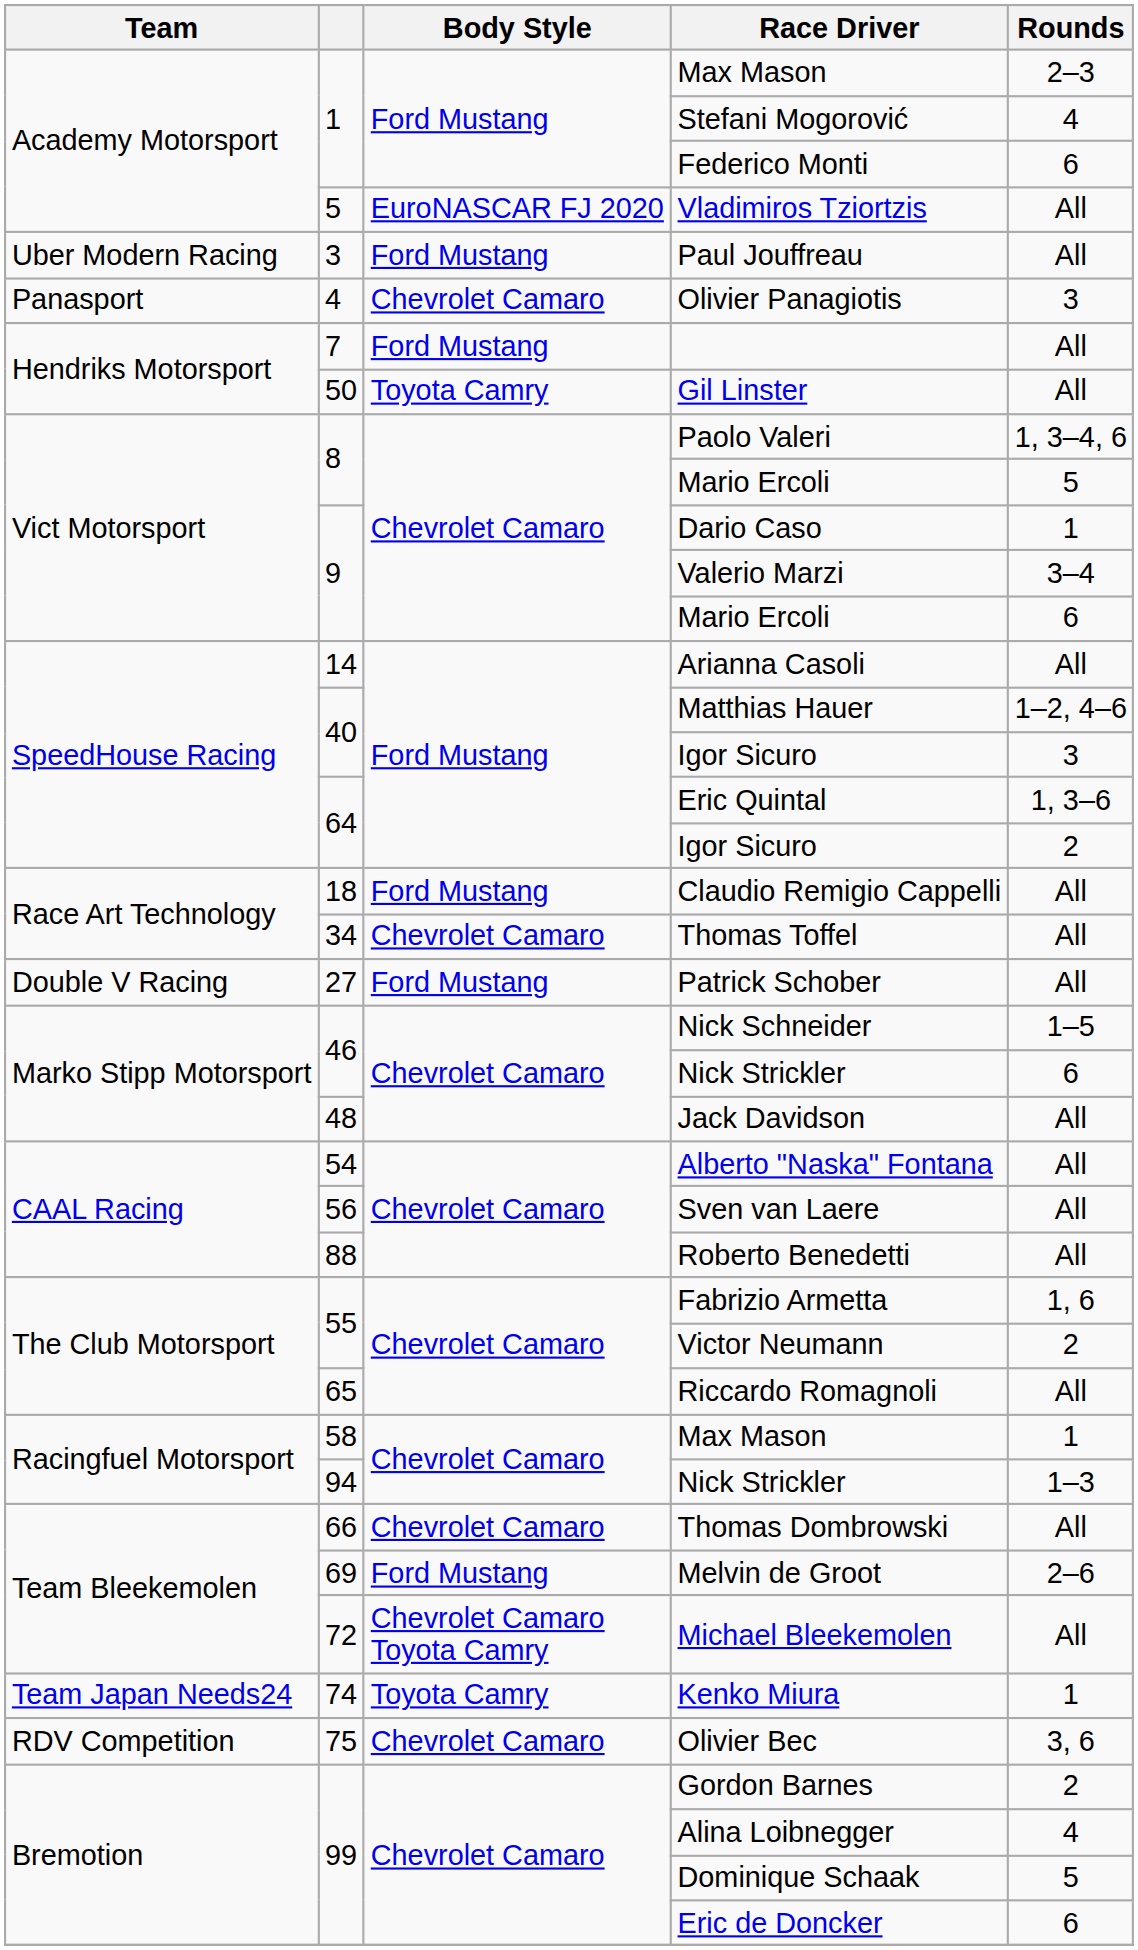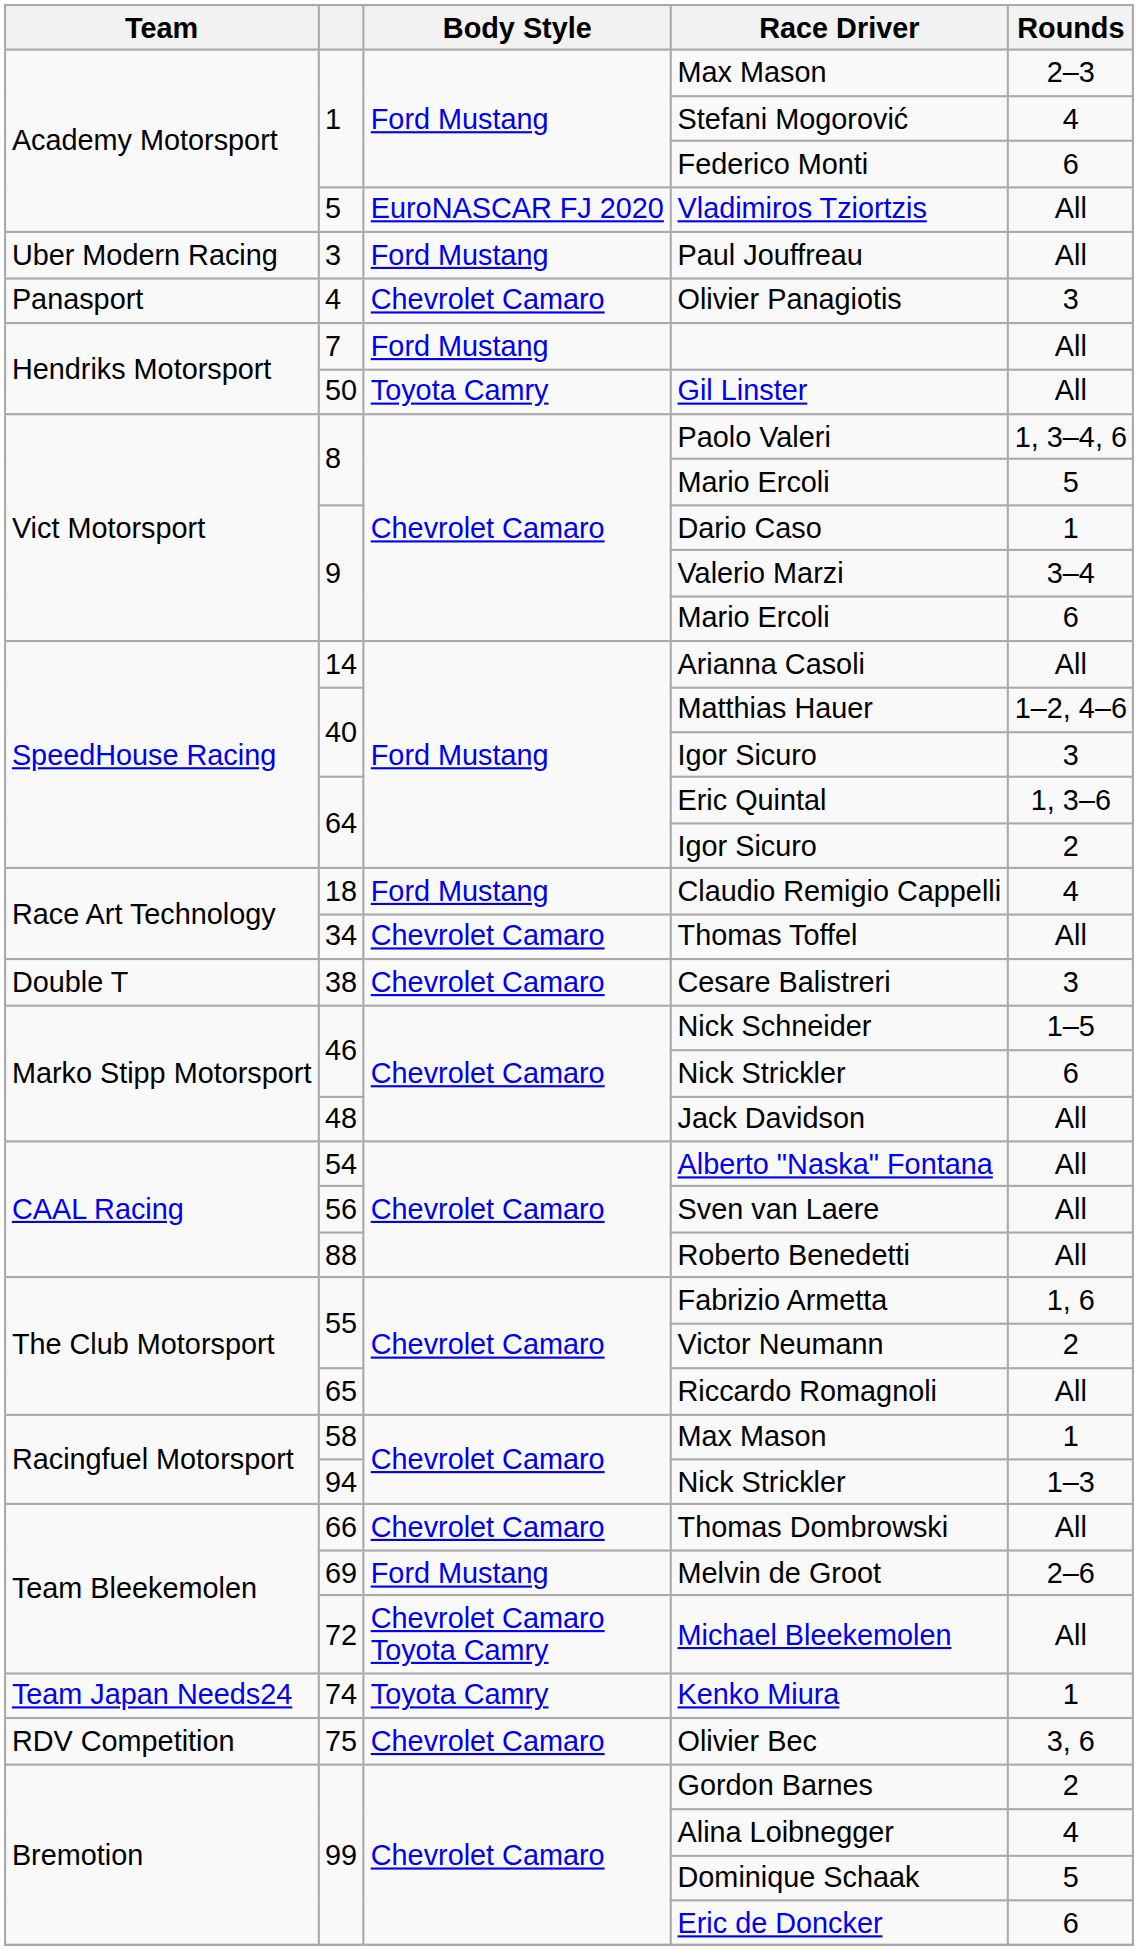(1071, 891) All -> (1071, 891) 4
- row: (341, 982)
+ row: (341, 982)
